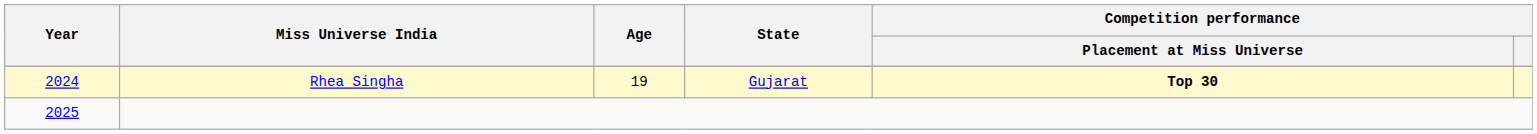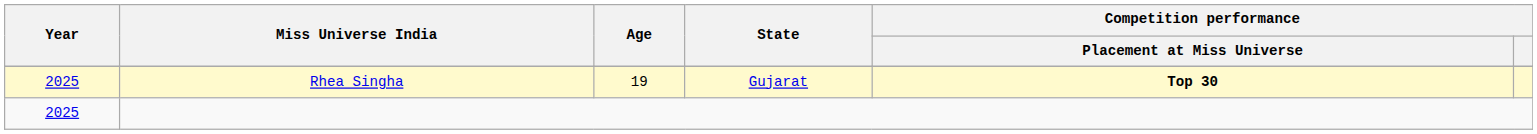(62, 82) 2024 -> (62, 82) 2025
